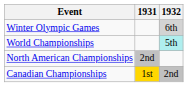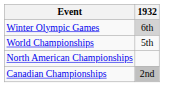- column: (147, 12)
(171, 43) paleturquoise background -> (147, 43) no background
